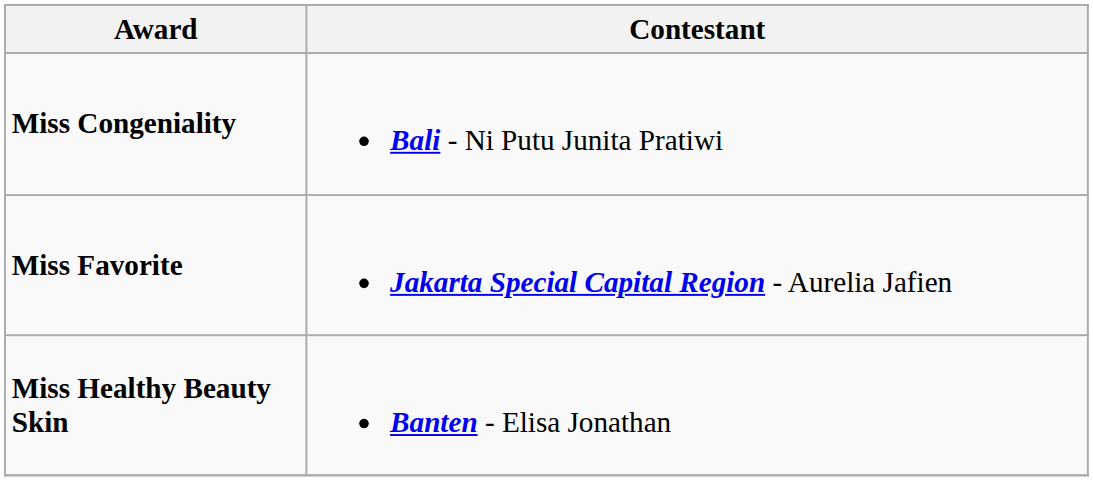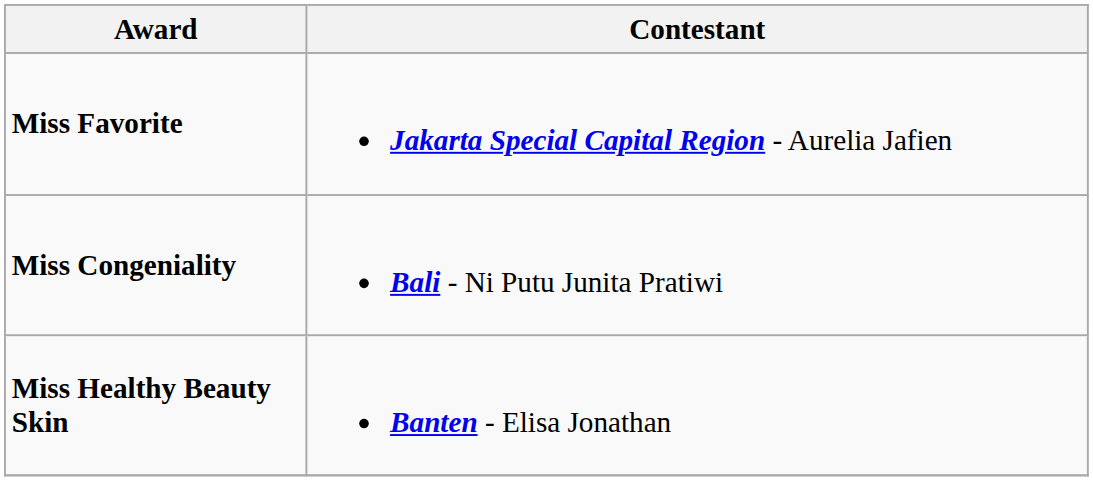rows swapped: (124, 123) <-> (97, 264)
